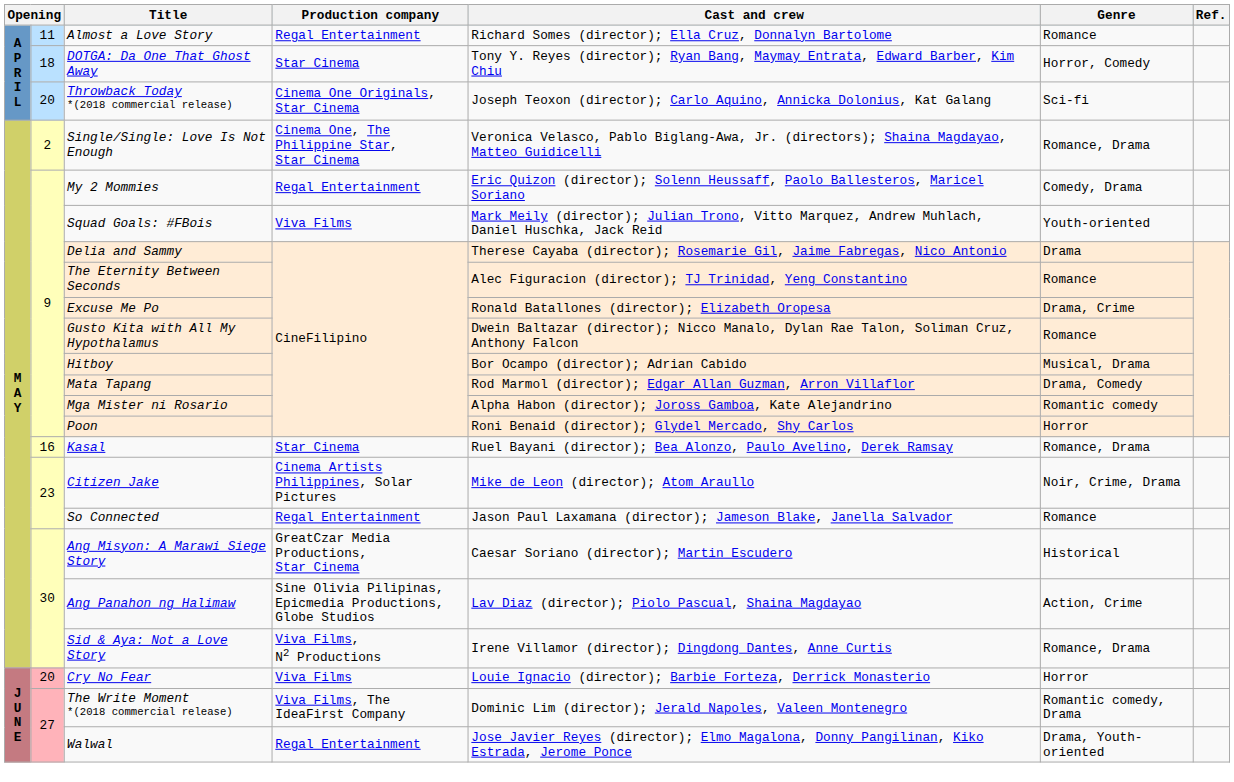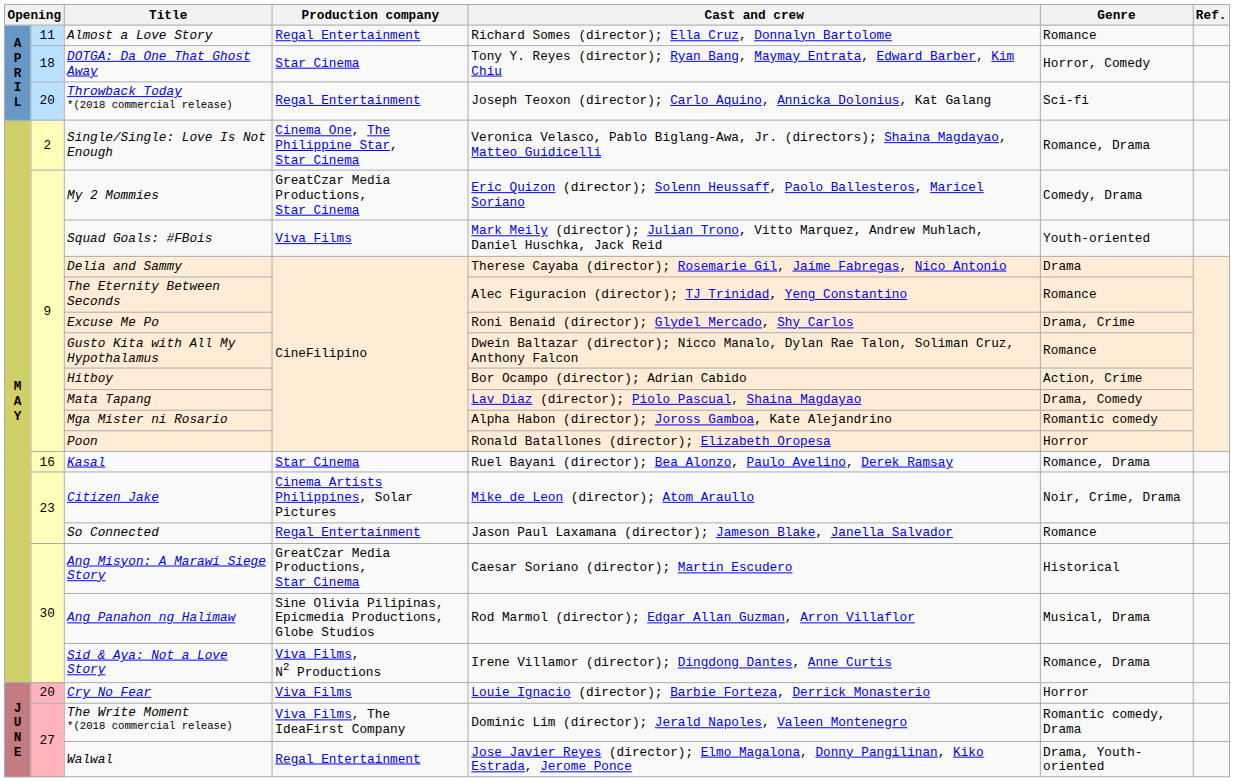(356, 101) Cinema One Originals, Star Cinema -> (348, 101) Regal Entertainment
(348, 188) Regal Entertainment -> (333, 195) GreatCzar Media Productions, Star Cinema
(651, 308) Ronald Batallones (director); Elizabeth Oropesa -> (662, 323) Roni Benaid (director); Glydel Mercado, Shy Carlos
(1097, 364) Musical, Drama -> (1093, 379) Action, Crime
(693, 385) Rod Marmol (director); Edgar Allan Guzman, Arron Villaflor -> (666, 400) Lav Diaz (director); Piolo Pascual, Shaina Magdayao
(662, 426) Roni Benaid (director); Glydel Mercado, Shy Carlos -> (651, 441) Ronald Batallones (director); Elizabeth Oropesa
(666, 604) Lav Diaz (director); Piolo Pascual, Shaina Magdayao -> (693, 618) Rod Marmol (director); Edgar Allan Guzman, Arron Villaflor
(1093, 604) Action, Crime -> (1097, 618) Musical, Drama
